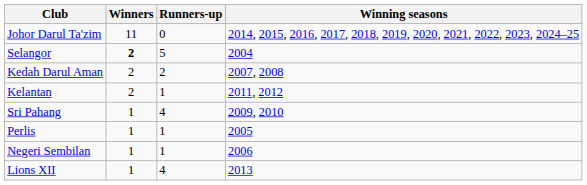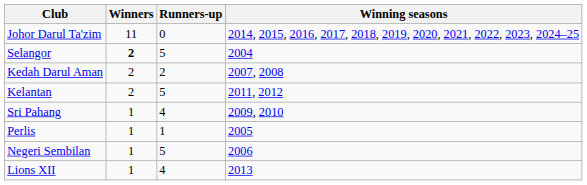(162, 92) 1 -> (162, 92) 5
(162, 151) 1 -> (162, 151) 5
